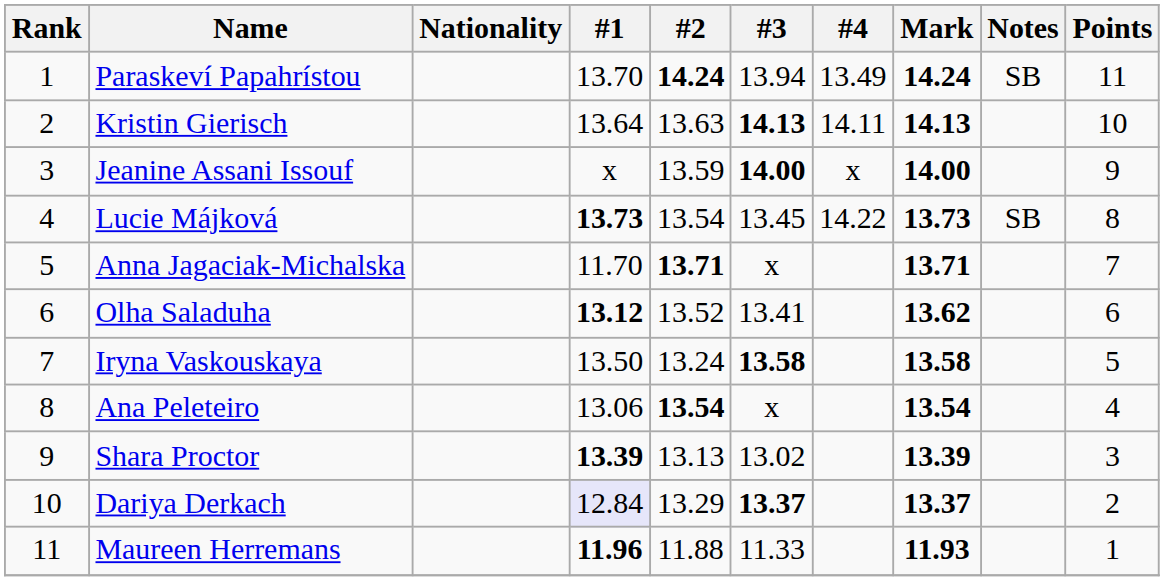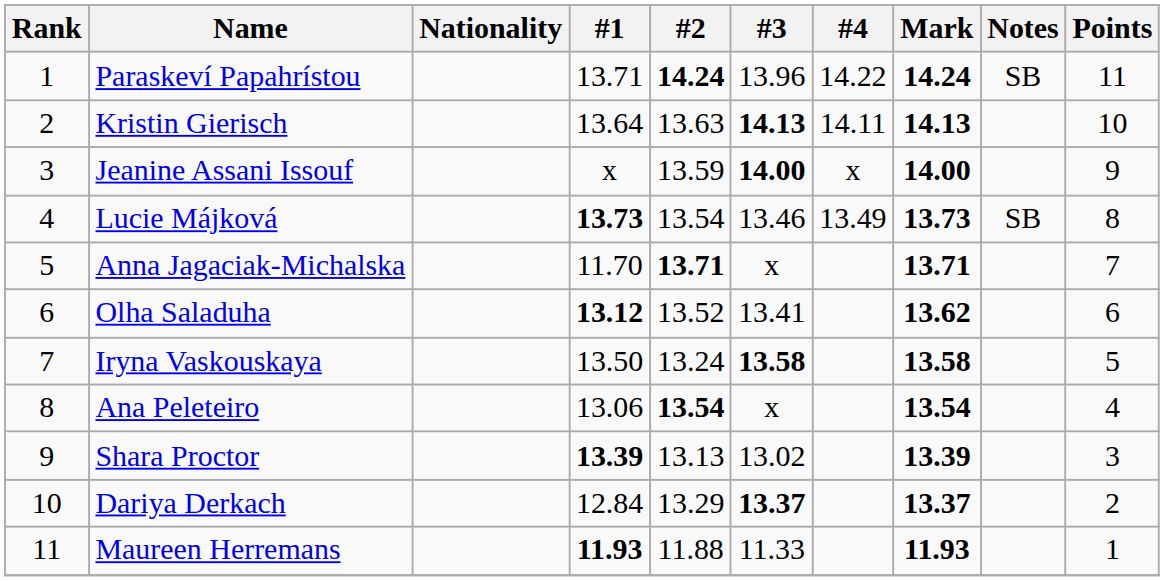(610, 75) 13.70 -> (610, 75) 13.71
(772, 75) 13.94 -> (772, 75) 13.96
(853, 75) 13.49 -> (853, 75) 14.22
(772, 218) 13.45 -> (772, 218) 13.46
(853, 218) 14.22 -> (853, 218) 13.49
(610, 502) lavender background -> (610, 502) no background
(610, 550) 11.96 -> (610, 550) 11.93
